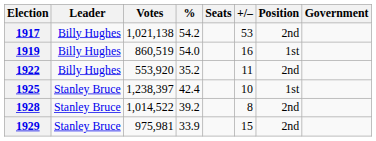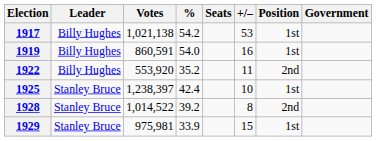(290, 32) 2nd -> (292, 32) 1st
(154, 51) 860,519 -> (154, 51) 860,591
(290, 126) 2nd -> (292, 126) 1st
